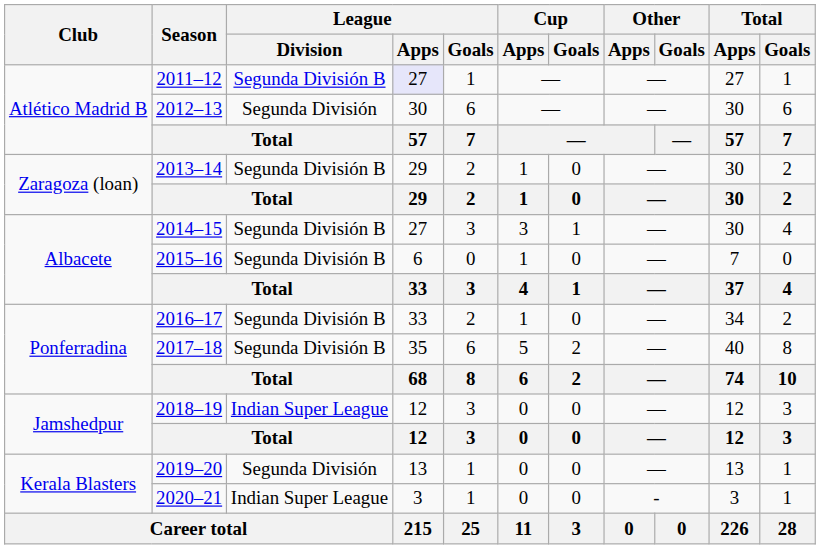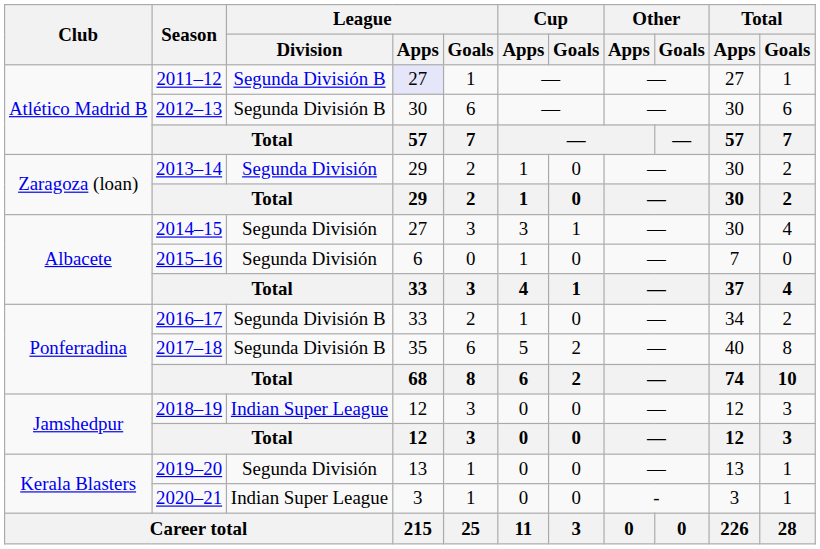(309, 109) Segunda División -> (309, 109) Segunda División B
(309, 169) Segunda División B -> (309, 169) Segunda División
(309, 229) Segunda División B -> (309, 229) Segunda División
(309, 259) Segunda División B -> (309, 259) Segunda División
